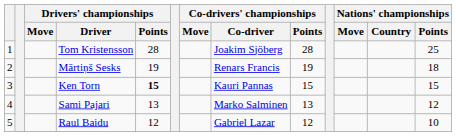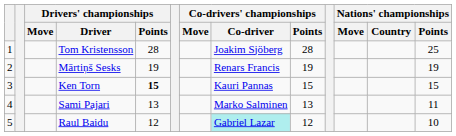(433, 67) 18 -> (433, 67) 19
(433, 104) 12 -> (433, 104) 11
(244, 122) no background -> (244, 122) paleturquoise background
